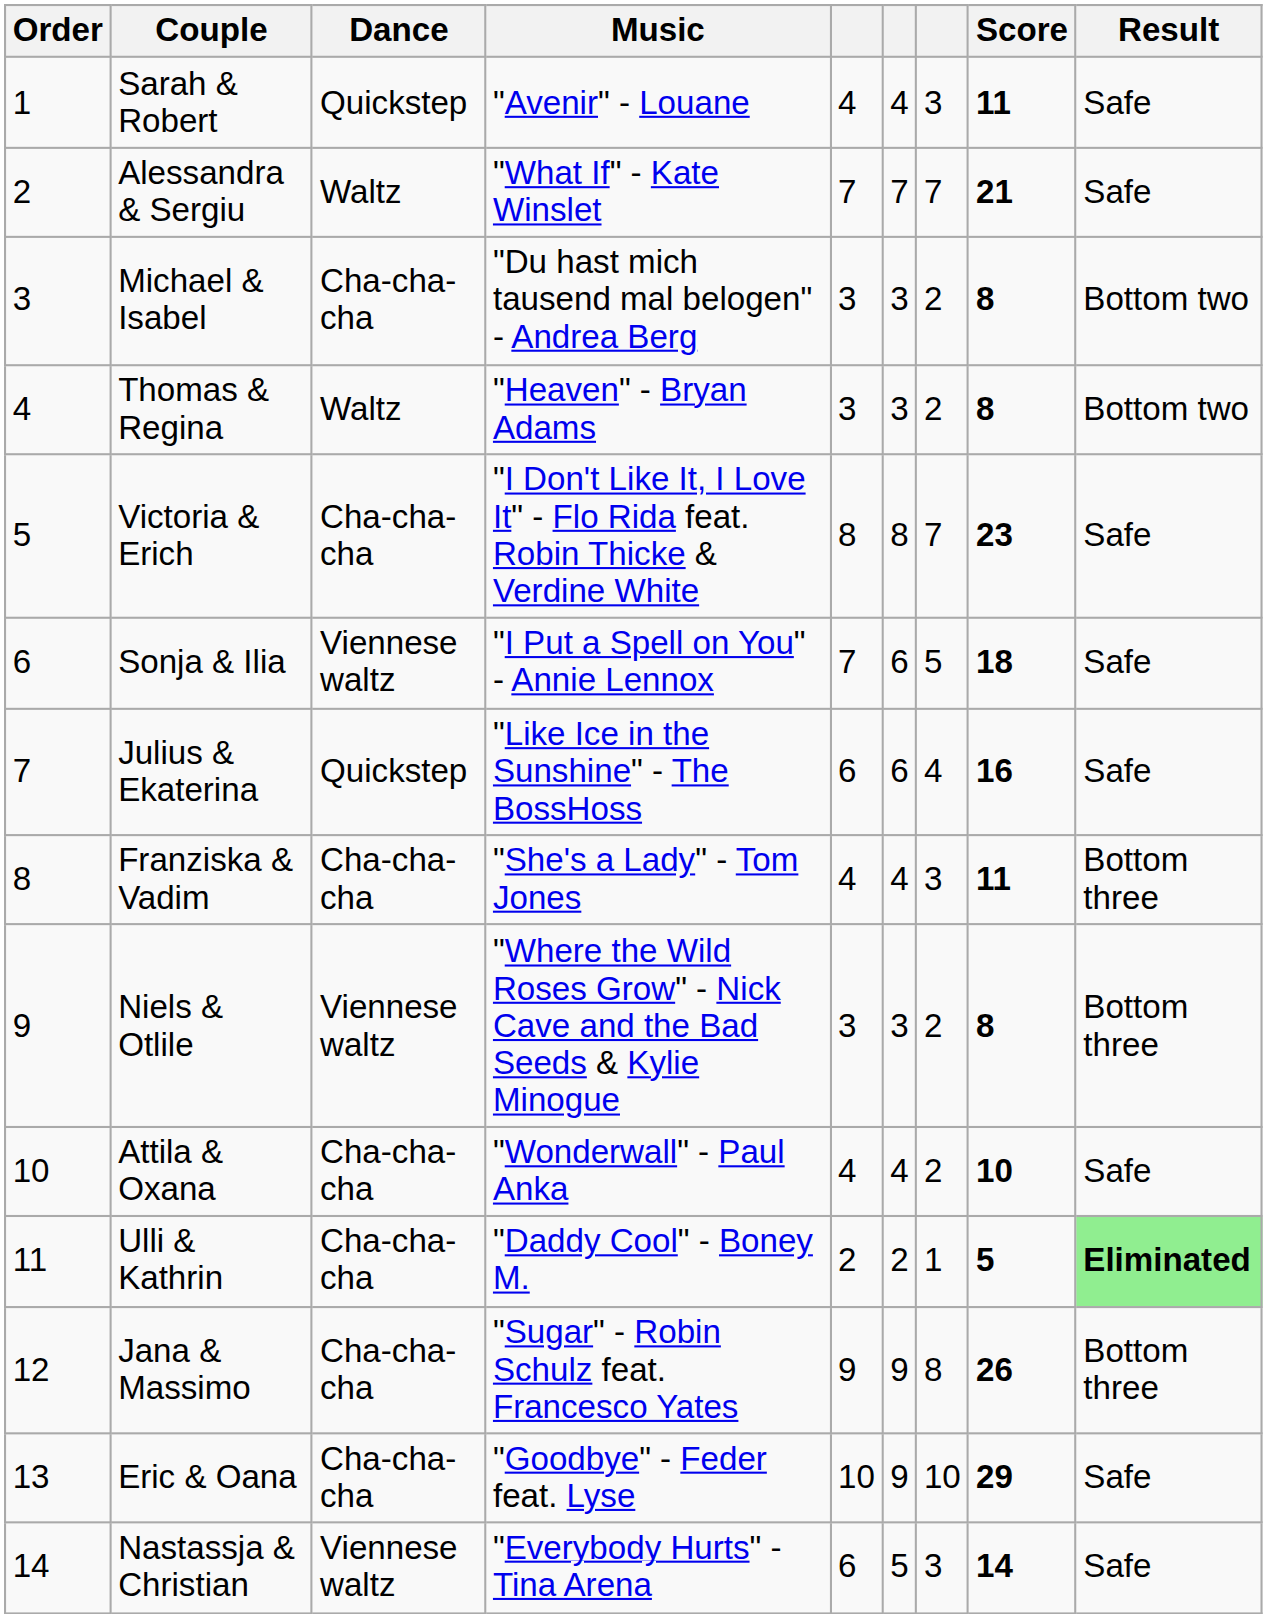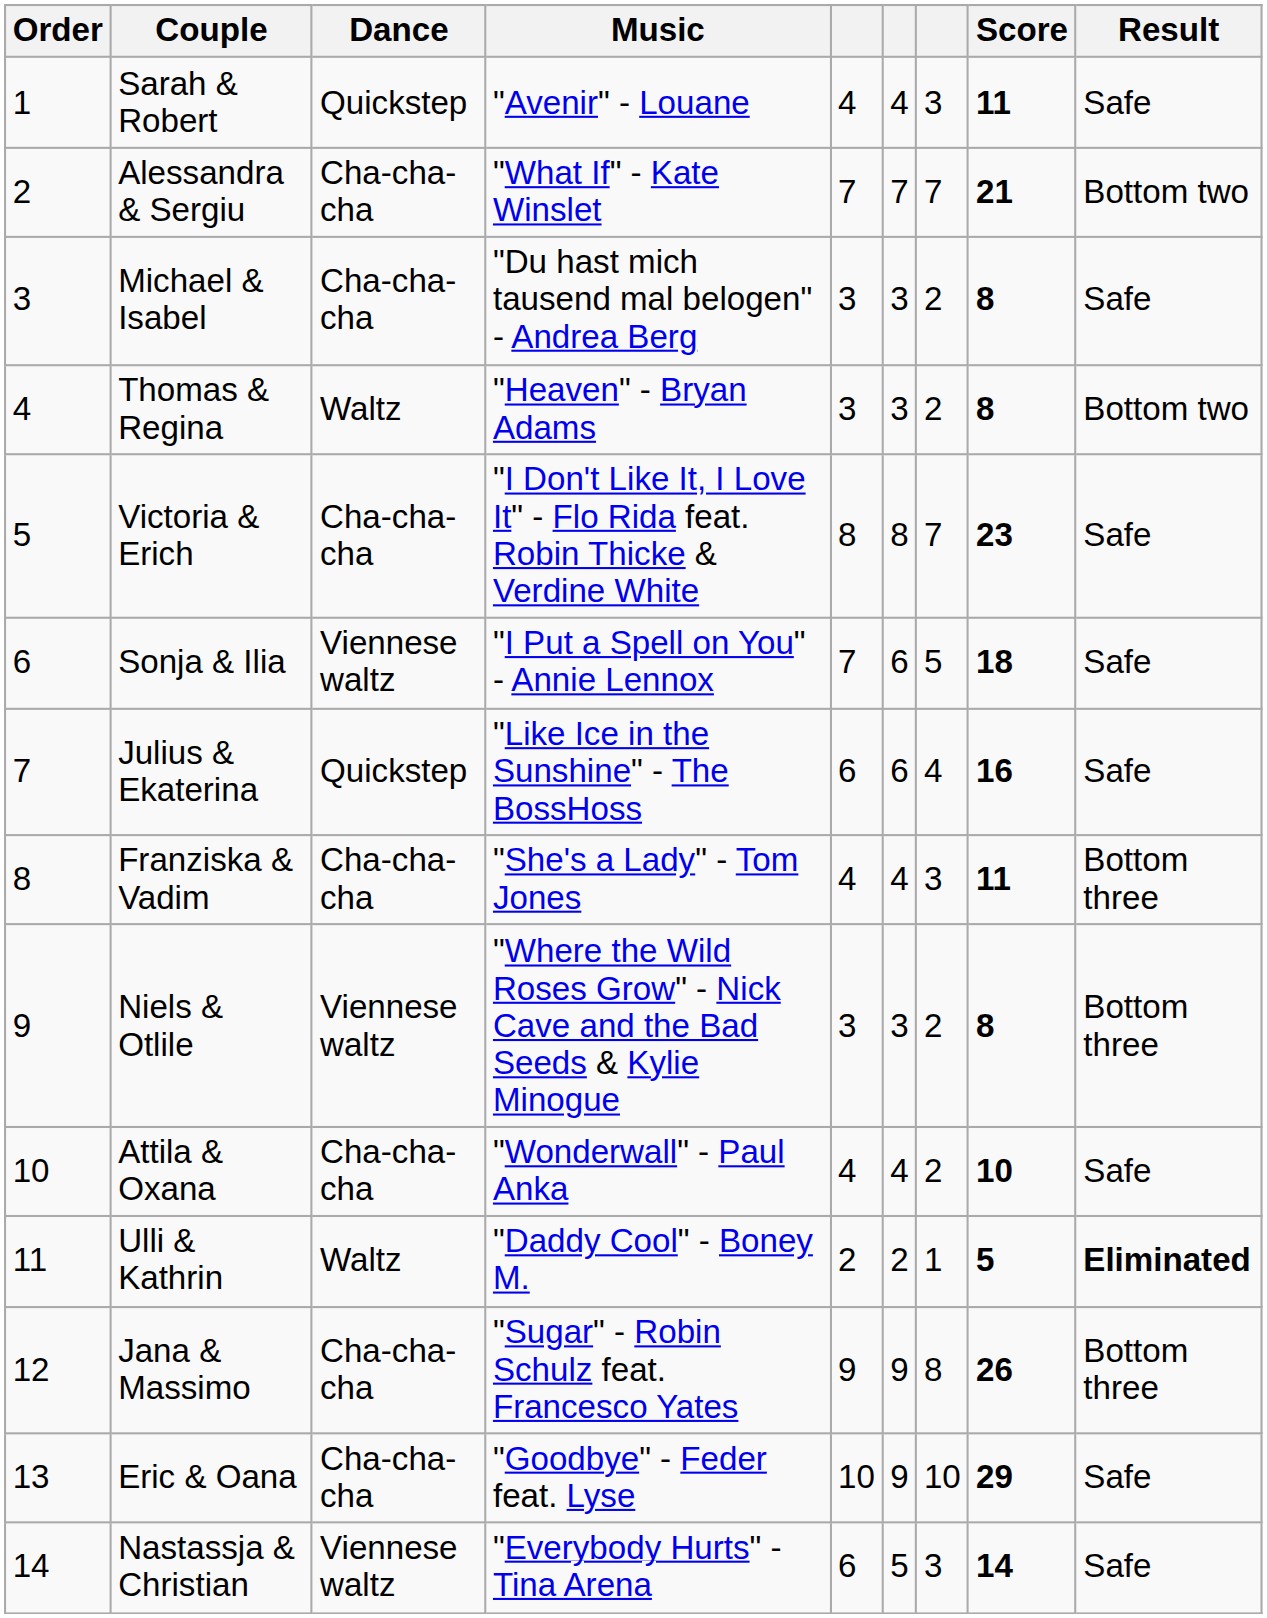(361, 191) Waltz -> (388, 191) Cha-cha-cha
(1117, 191) Safe -> (1166, 191) Bottom two
(1166, 300) Bottom two -> (1117, 300) Safe
(388, 1260) Cha-cha-cha -> (361, 1260) Waltz
(1167, 1260) lightgreen background -> (1167, 1260) no background
